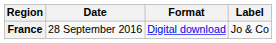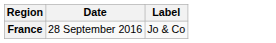- column: (187, 13)
